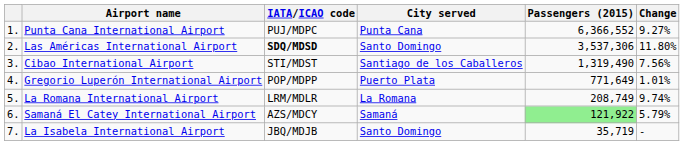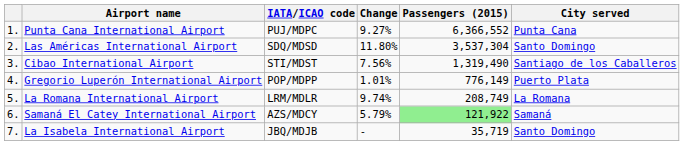columns swapped: (441, 13) <-> (658, 13)
(292, 47) bold -> (292, 47) normal
(606, 47) 3,537,306 -> (481, 47) 3,537,304
(612, 81) 771,649 -> (487, 81) 776,149
